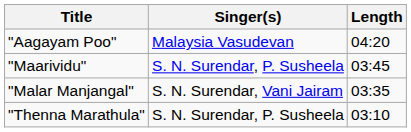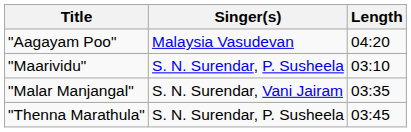(370, 66) 03:45 -> (370, 66) 03:10
(370, 115) 03:10 -> (370, 115) 03:45
